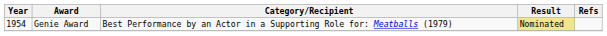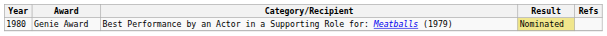(16, 24) 1954 -> (16, 24) 1980
